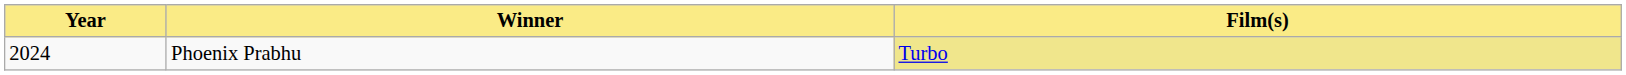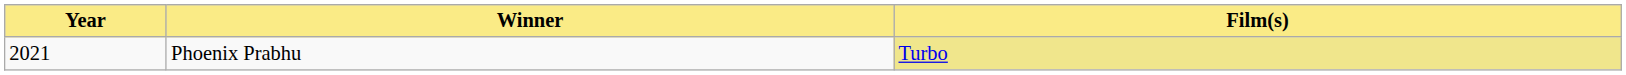(30, 53) 2024 -> (30, 53) 2021
